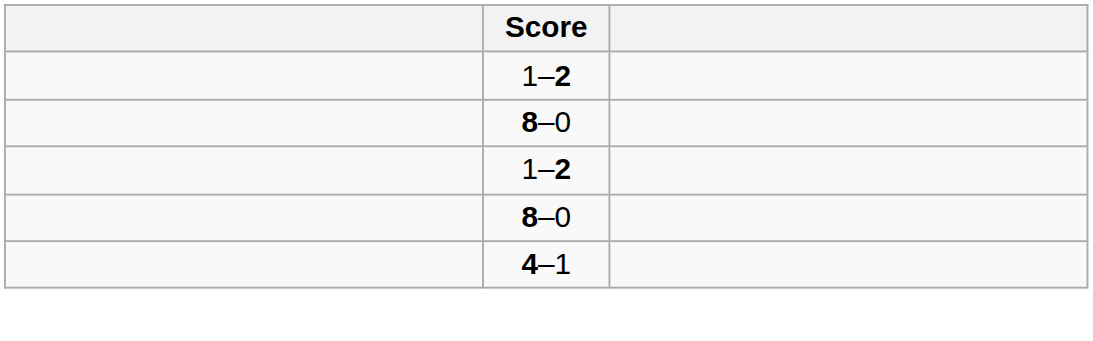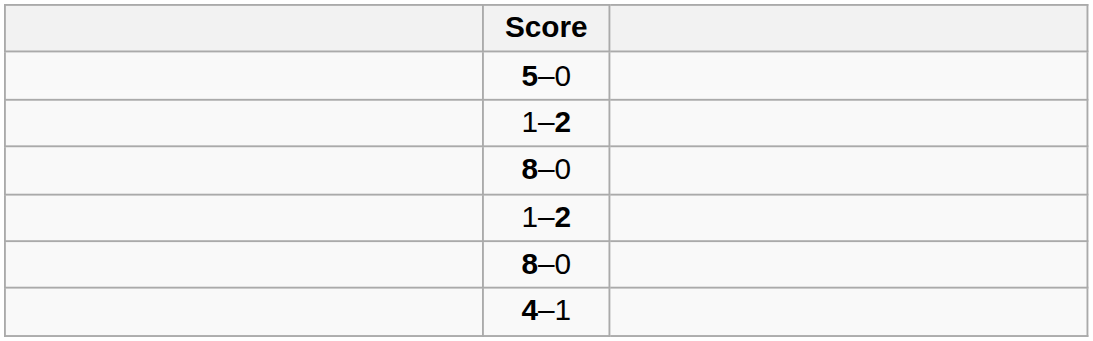+ row: (244, 76)
